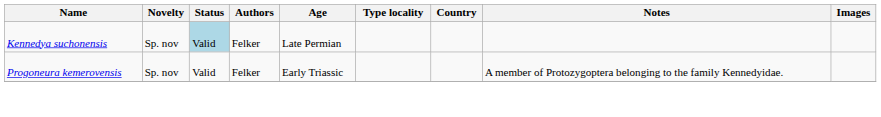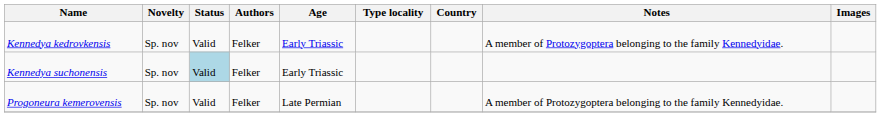+ row: (59, 43)
(312, 43) Late Permian -> (313, 73) Early Triassic
(313, 73) Early Triassic -> (312, 103) Late Permian
